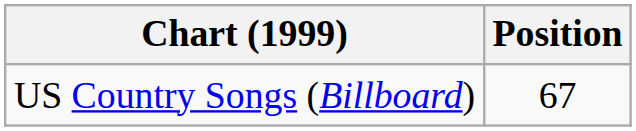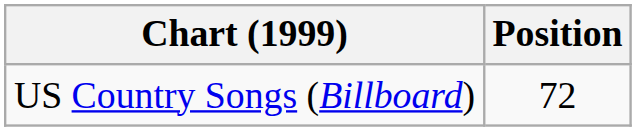(558, 94) 67 -> (558, 94) 72
